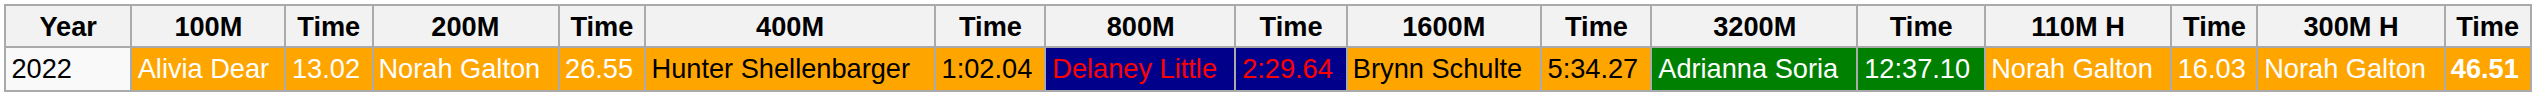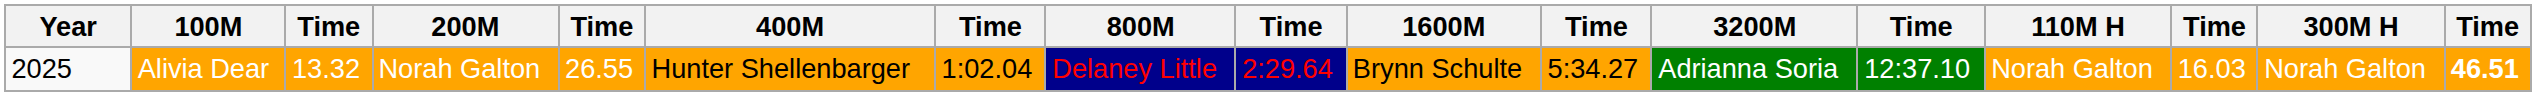(42, 69) 2022 -> (42, 69) 2025
(326, 69) 13.02 -> (326, 69) 13.32
